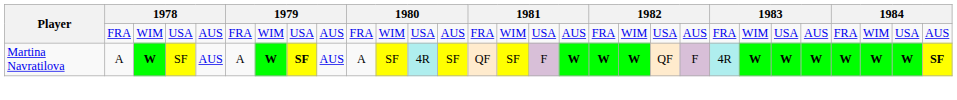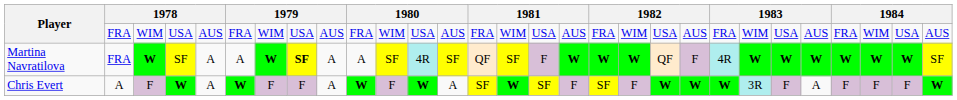(119, 59) A -> (119, 59) FRA
(211, 59) AUS -> (211, 59) A
(332, 59) AUS -> (332, 59) A
(937, 59) bold -> (937, 59) normal
+ row: (35, 85)
